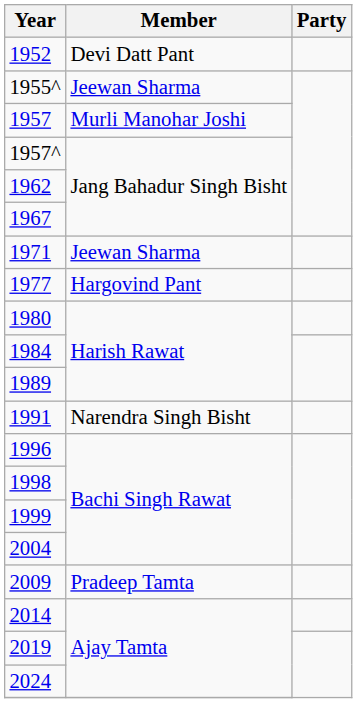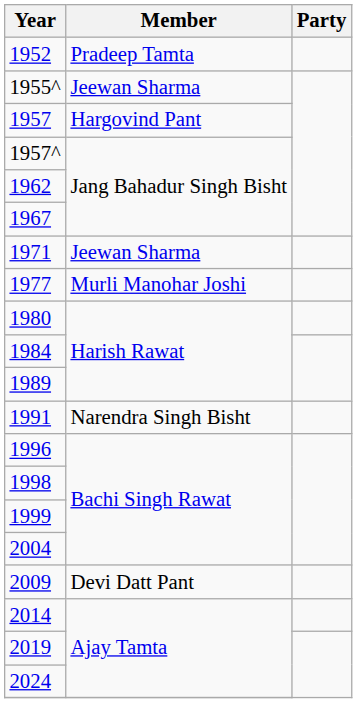(132, 53) Devi Datt Pant -> (132, 53) Pradeep Tamta
(158, 119) Murli Manohar Joshi -> (136, 119) Hargovind Pant
(136, 284) Hargovind Pant -> (158, 284) Murli Manohar Joshi
(132, 581) Pradeep Tamta -> (132, 581) Devi Datt Pant
